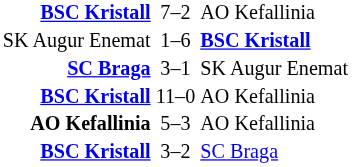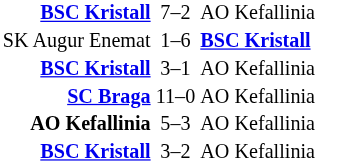(109, 68) SC Braga -> (95, 68) BSC Kristall
(274, 68) SK Augur Enemat -> (258, 68) AO Kefallinia
(95, 96) BSC Kristall -> (109, 96) SC Braga
(239, 151) SC Braga -> (258, 151) AO Kefallinia
